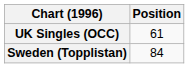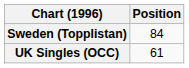rows swapped: (67, 53) <-> (67, 33)
